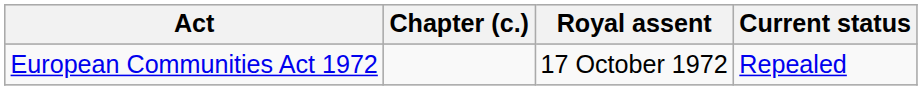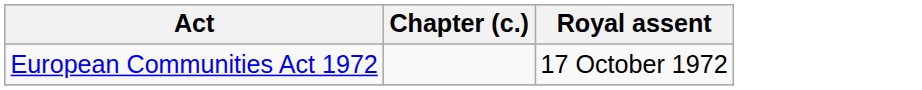- column: (825, 24)
